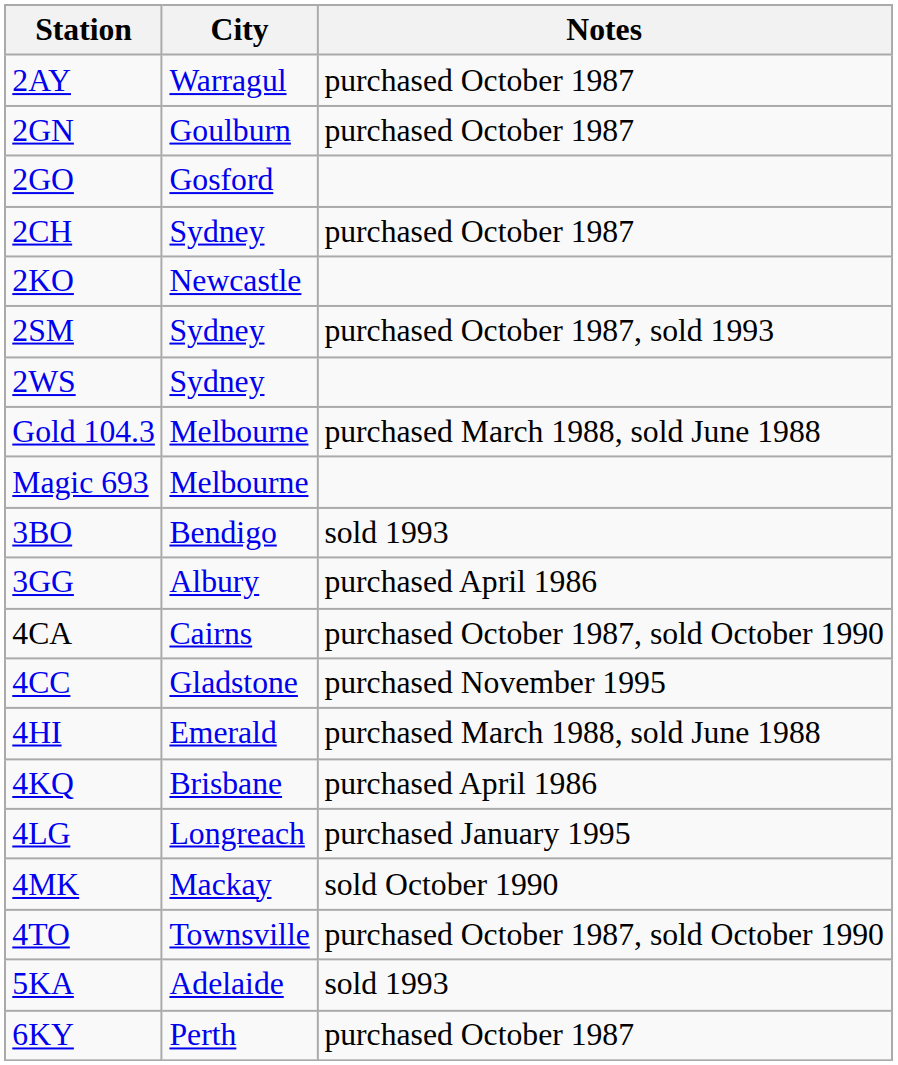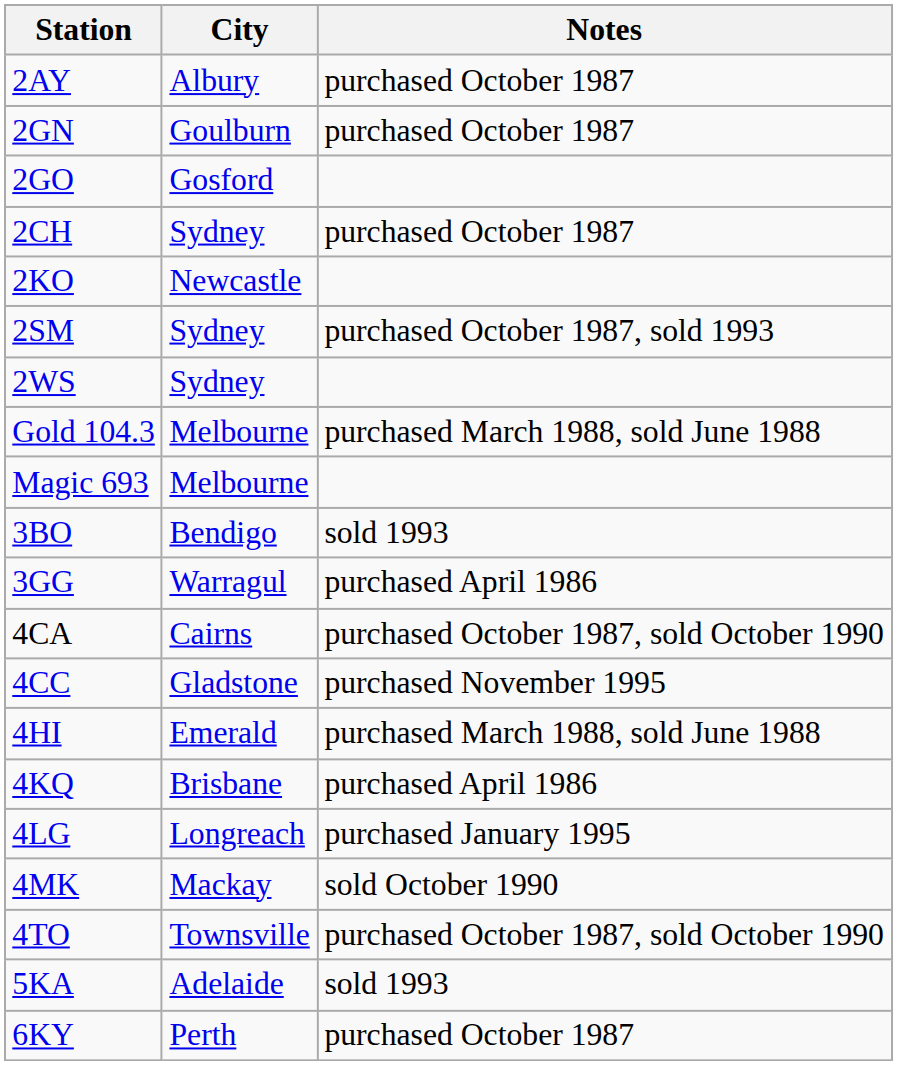(228, 79) Warragul -> (214, 79) Albury
(214, 582) Albury -> (228, 582) Warragul
